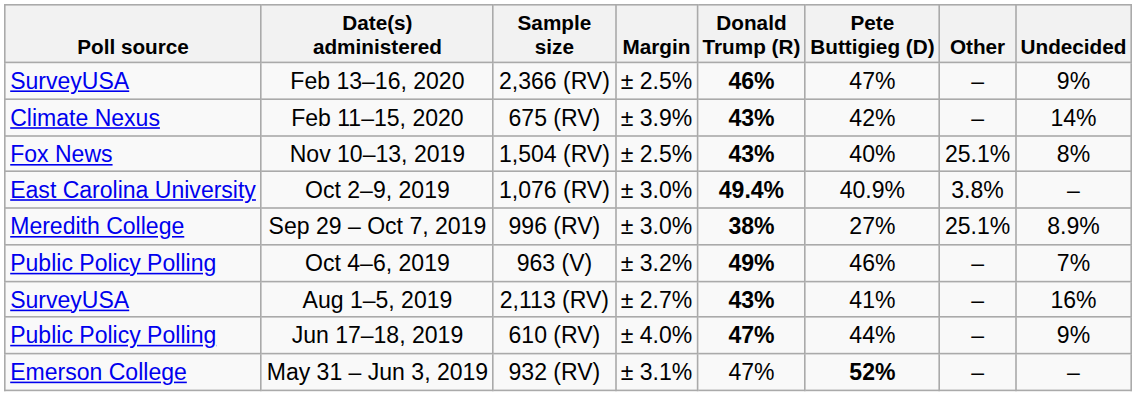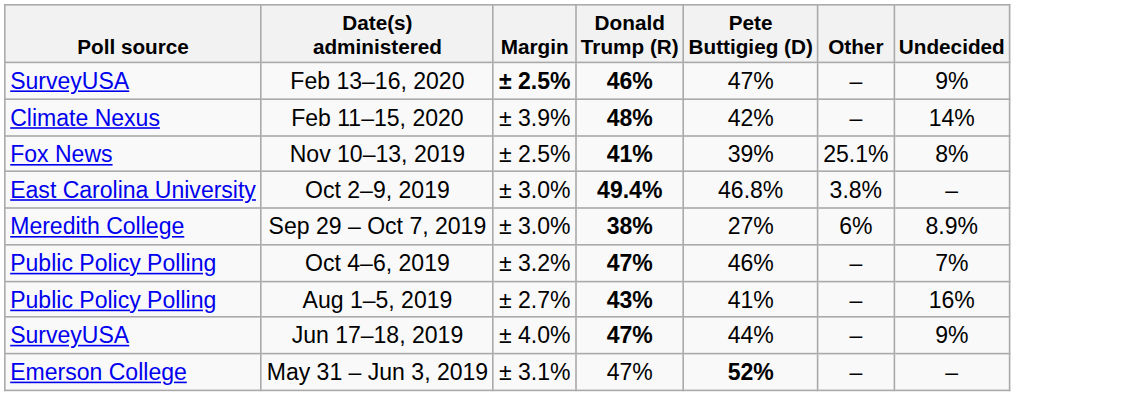- column: (554, 34)
(656, 81) normal -> (535, 81) bold
(751, 118) 43% -> (630, 118) 48%
(751, 154) 43% -> (630, 154) 41%
(872, 154) 40% -> (751, 154) 39%
(872, 190) 40.9% -> (751, 190) 46.8%
(978, 227) 25.1% -> (856, 227) 6%
(751, 263) 49% -> (630, 263) 47%
(70, 300) SurveyUSA -> (113, 300) Public Policy Polling
(113, 336) Public Policy Polling -> (70, 336) SurveyUSA
